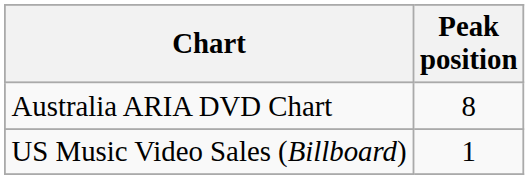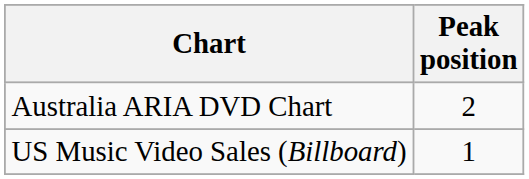(469, 105) 8 -> (469, 105) 2
